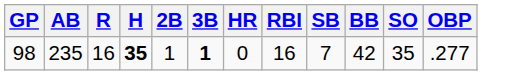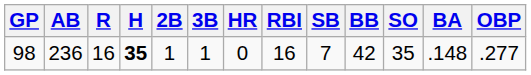+ column: (447, 20)
(65, 53) 235 -> (65, 53) 236
(205, 53) bold -> (205, 53) normal
